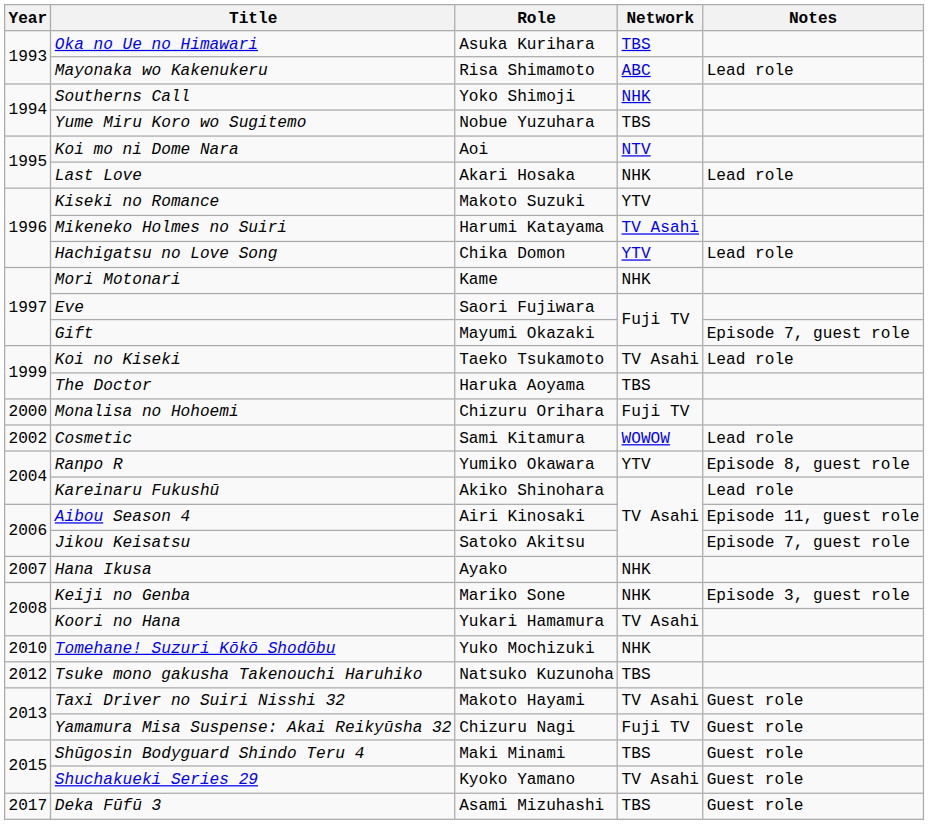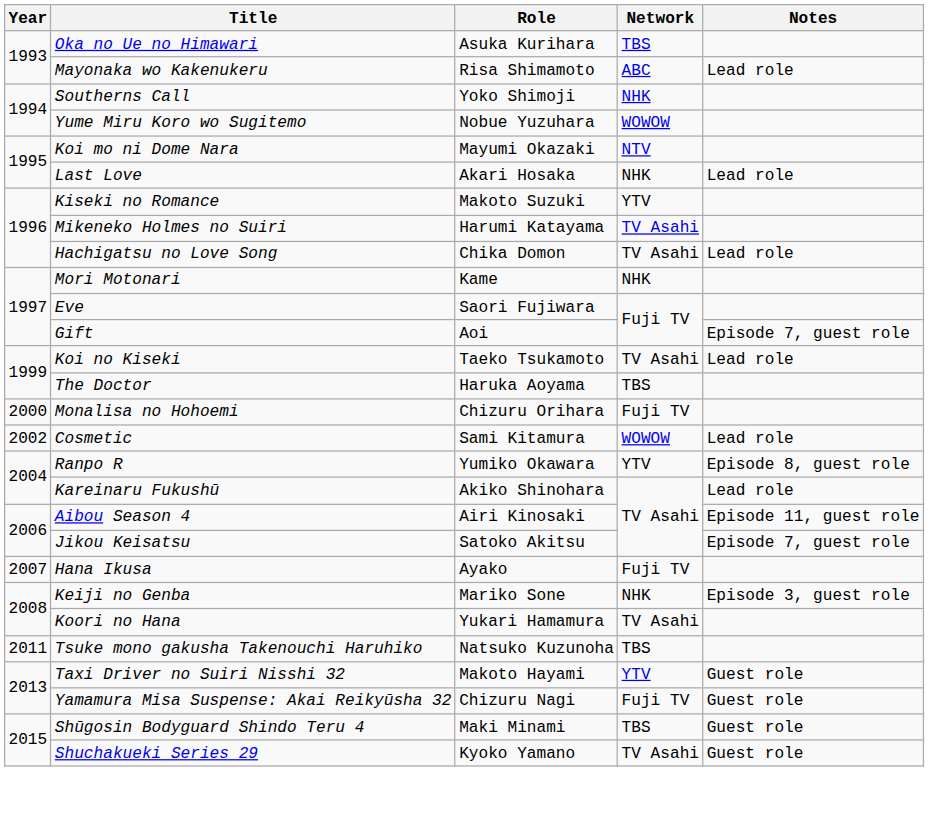(636, 123) TBS -> (646, 123) WOWOW
(474, 149) Aoi -> (527, 149) Mayumi Okazaki
(636, 254) YTV -> (660, 254) TV Asahi
(527, 333) Mayumi Okazaki -> (474, 333) Aoi
(636, 569) NHK -> (655, 569) Fuji TV
- row: (195, 648)
(28, 675) 2012 -> (28, 648) 2011
(660, 701) TV Asahi -> (636, 675) YTV
- row: (108, 806)
